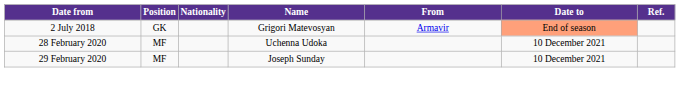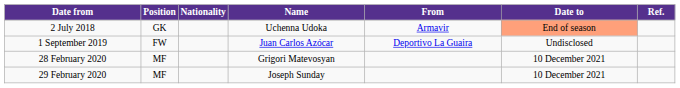(296, 28) Grigori Matevosyan -> (296, 28) Uchenna Udoka
+ row: (73, 44)
(296, 44) Uchenna Udoka -> (296, 59) Grigori Matevosyan
